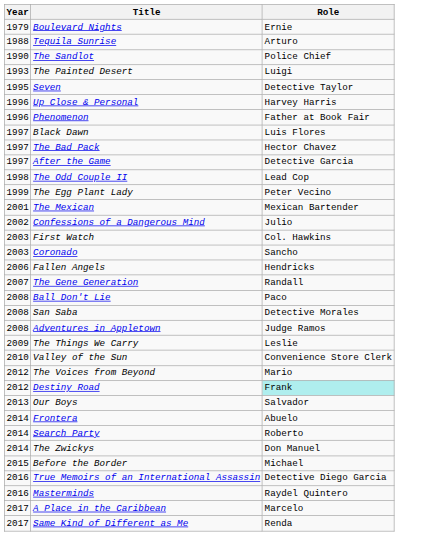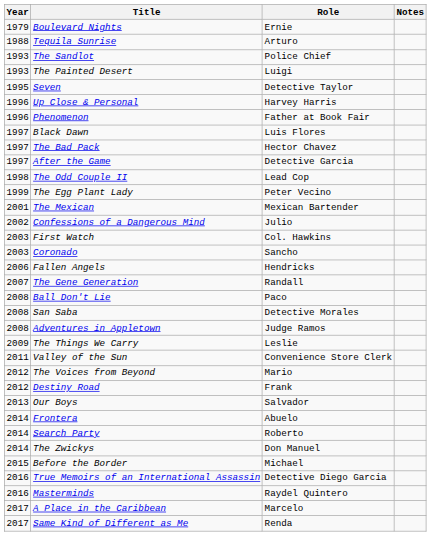+ column: (410, 12)
(18, 57) 1990 -> (18, 57) 1993
(18, 358) 2010 -> (18, 358) 2011
(278, 388) paleturquoise background -> (278, 388) no background
